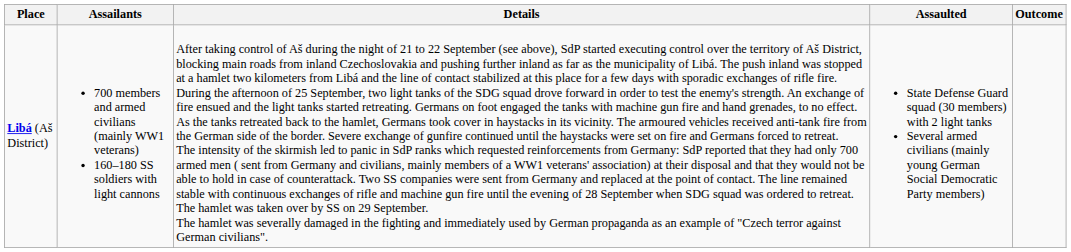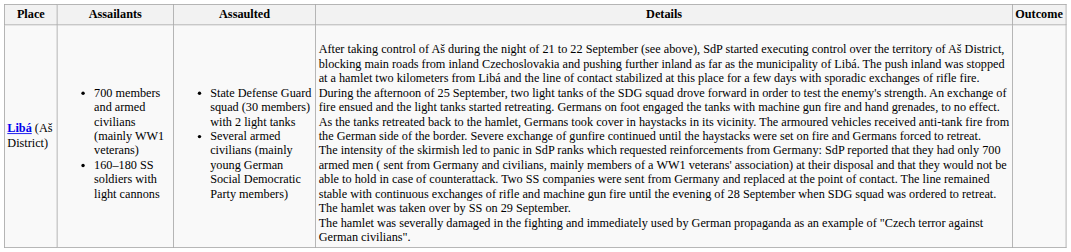columns swapped: (941, 14) <-> (522, 14)
